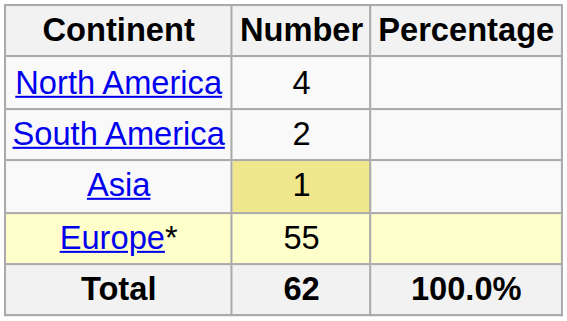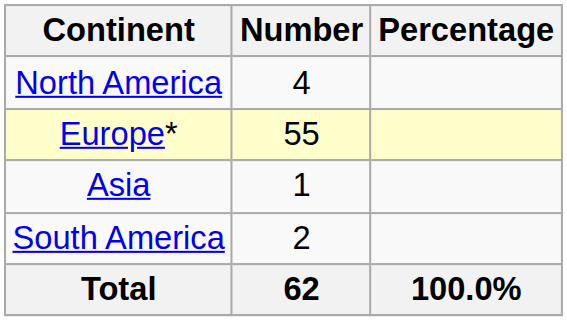rows swapped: (119, 133) <-> (119, 237)
(302, 185) khaki background -> (302, 185) no background
